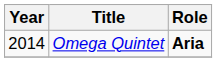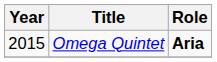(27, 43) 2014 -> (27, 43) 2015
